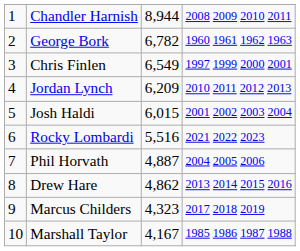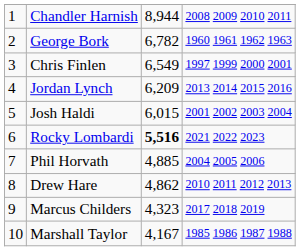(238, 88) 2010 2011 2012 2013 -> (239, 88) 2013 2014 2015 2016
(162, 137) normal -> (162, 137) bold
(162, 161) 4,887 -> (162, 161) 4,885
(239, 185) 2013 2014 2015 2016 -> (238, 185) 2010 2011 2012 2013
